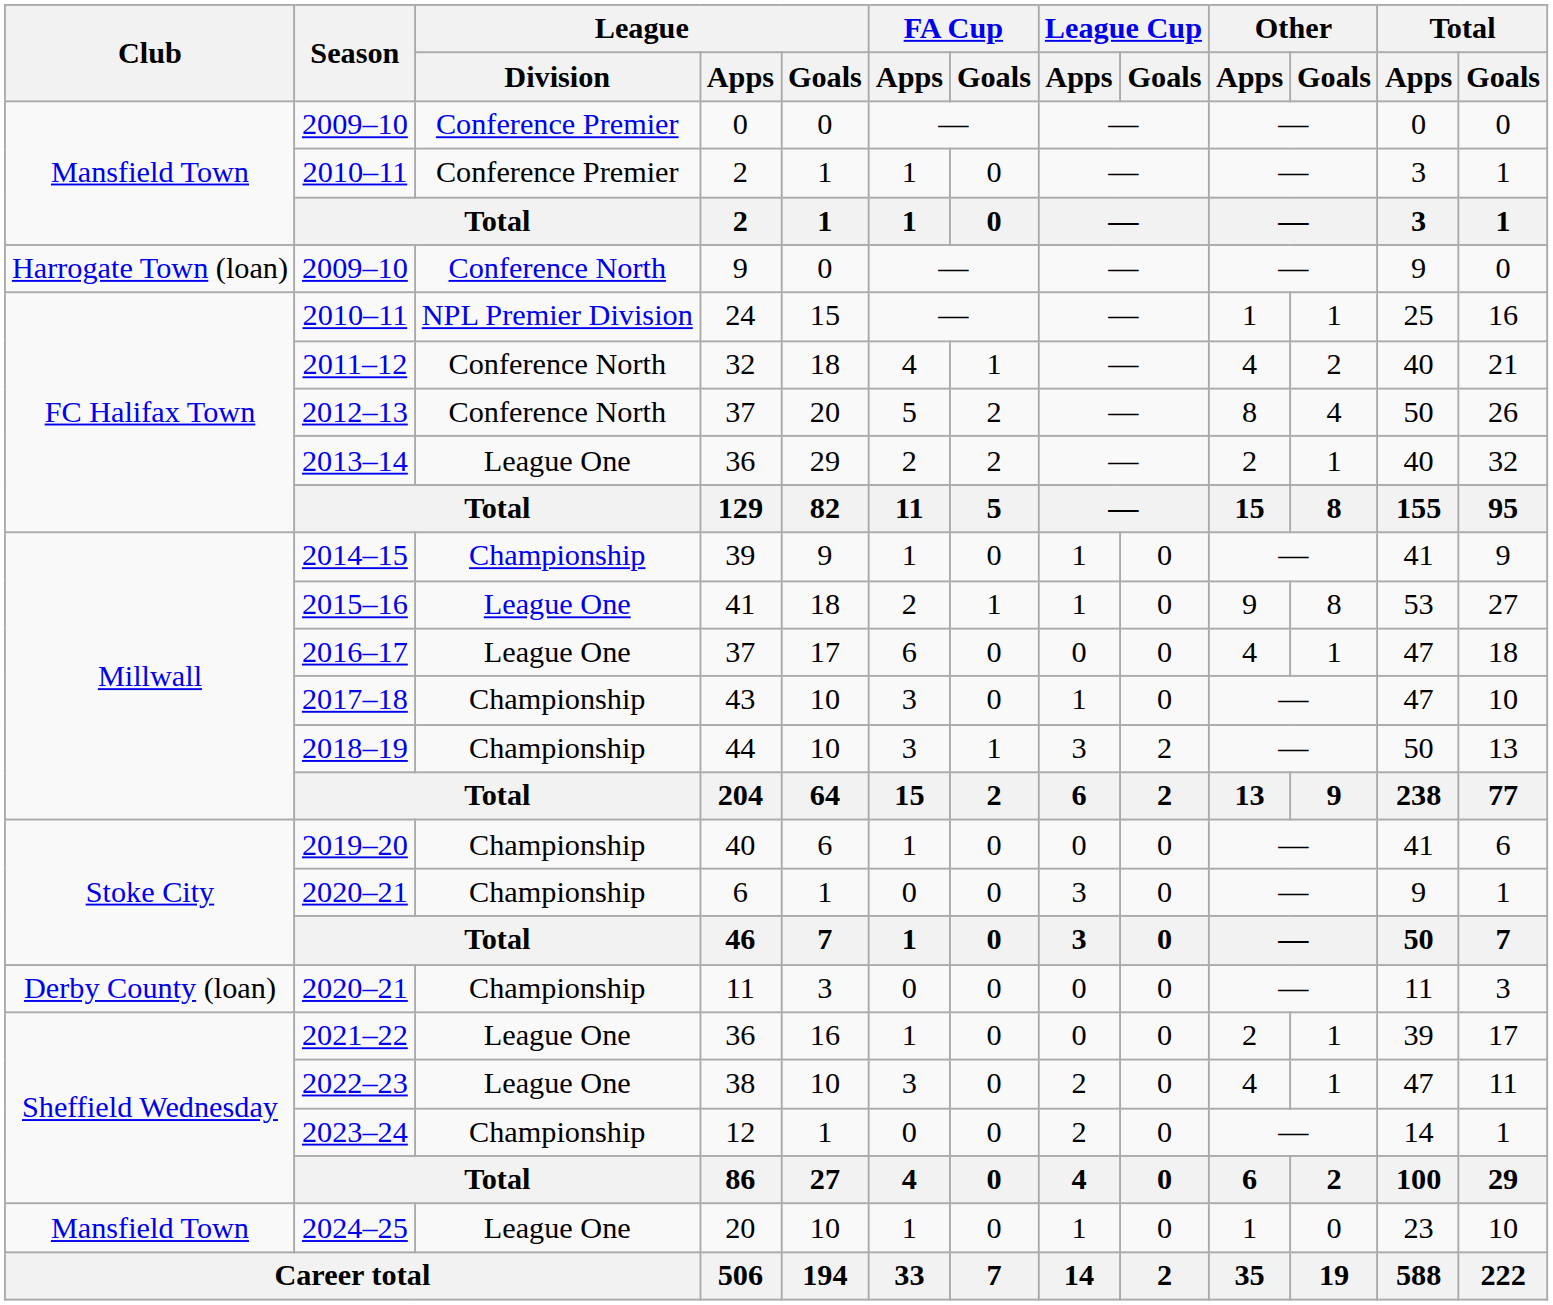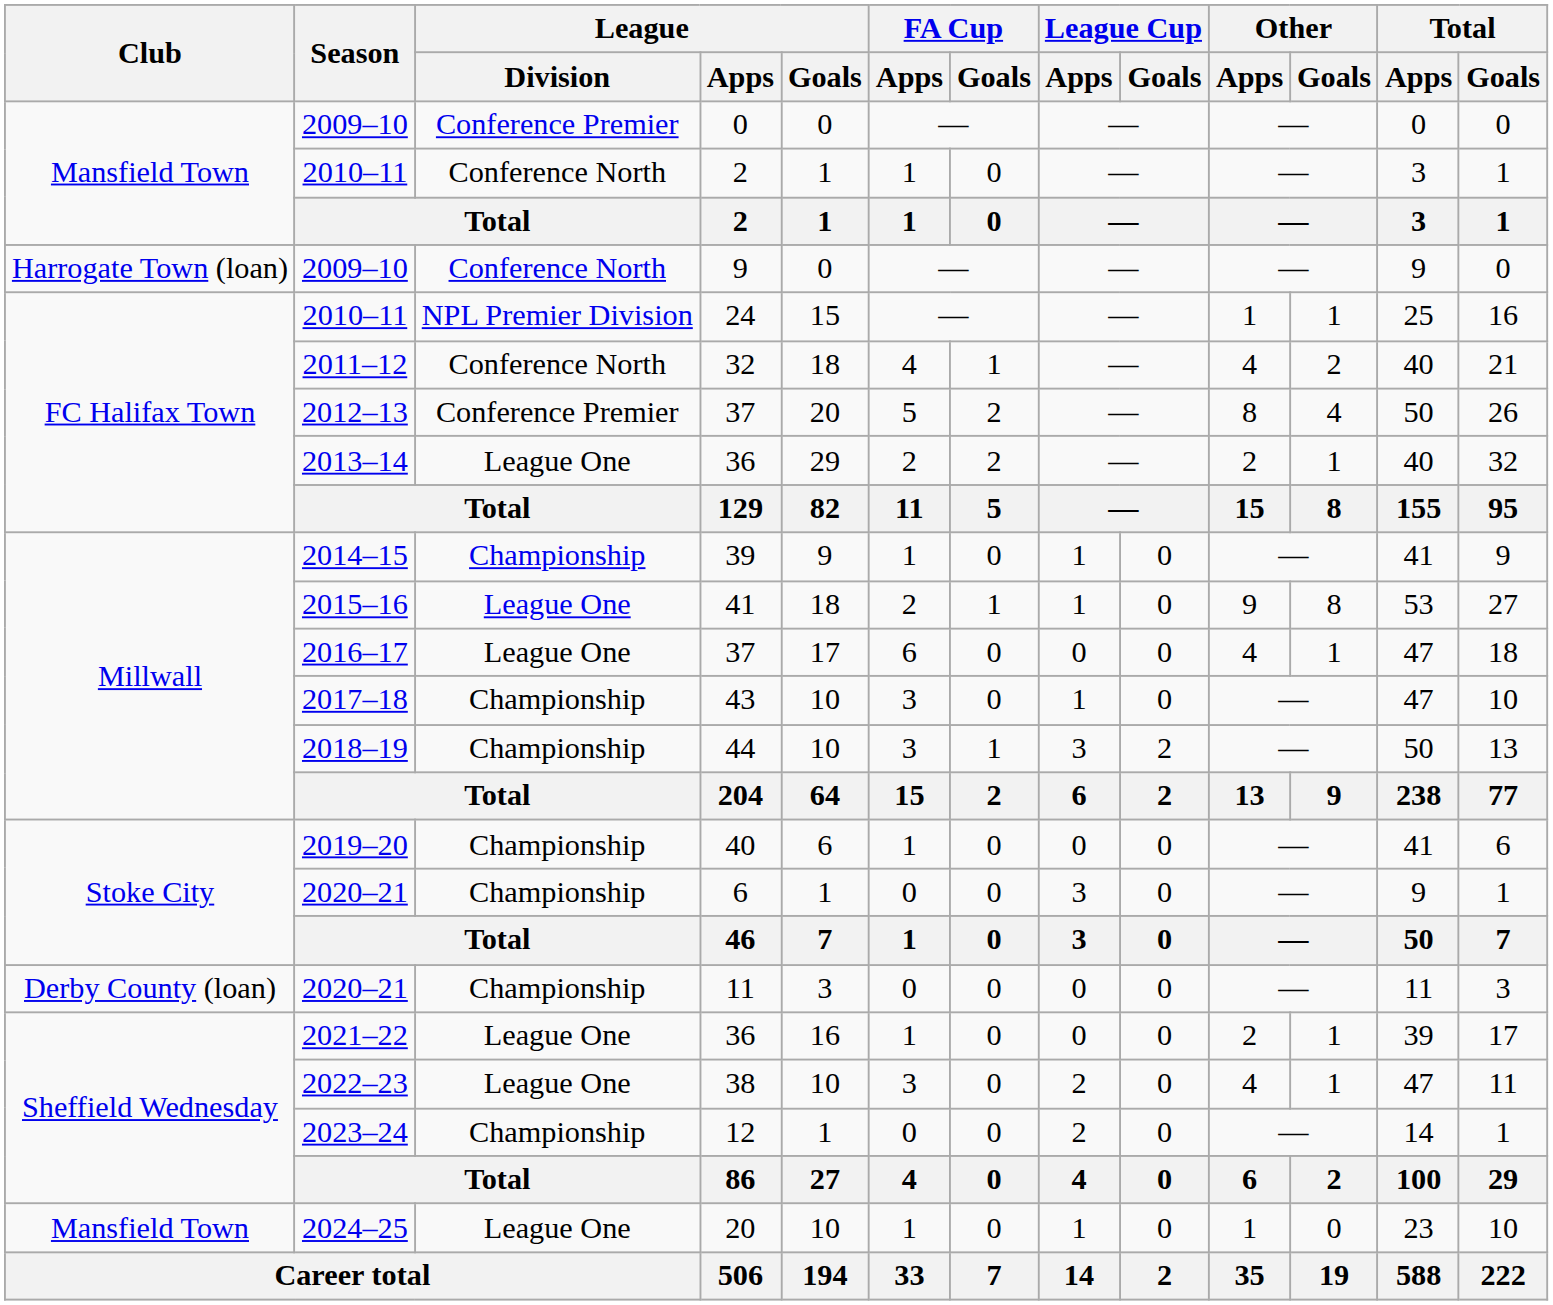(557, 172) Conference Premier -> (557, 172) Conference North
(557, 412) Conference North -> (557, 412) Conference Premier
